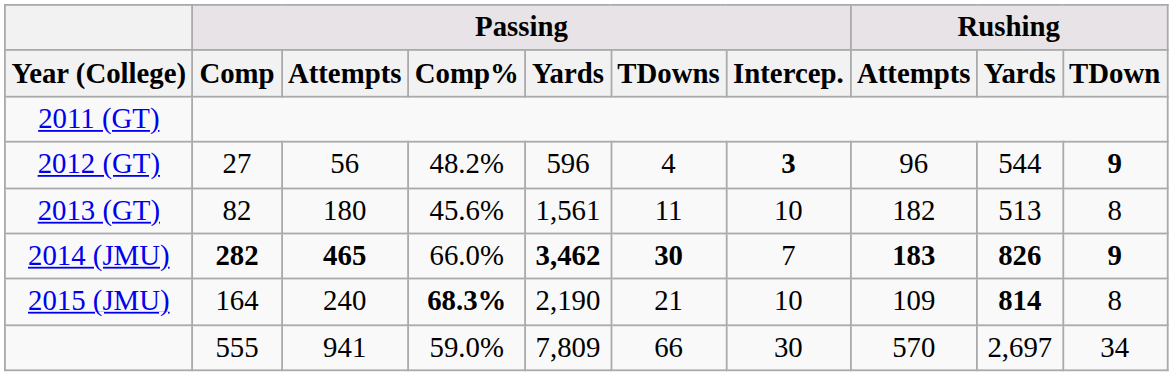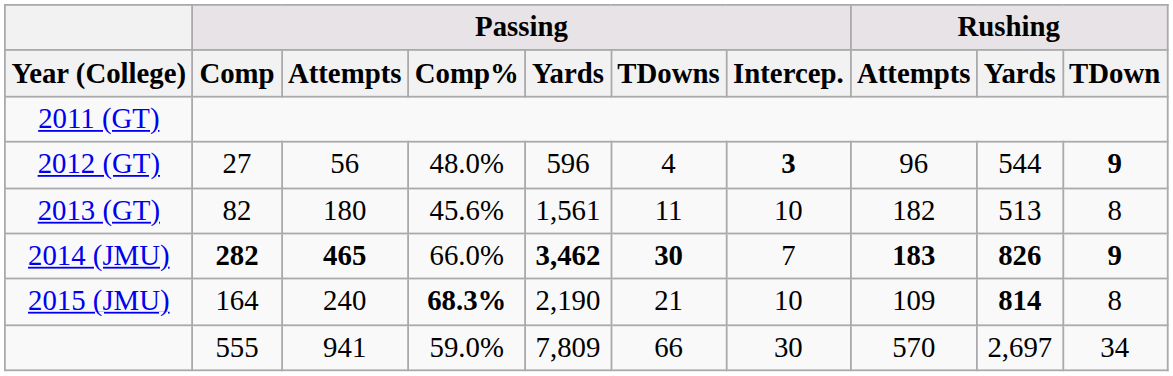(467, 164) 48.2% -> (467, 164) 48.0%
